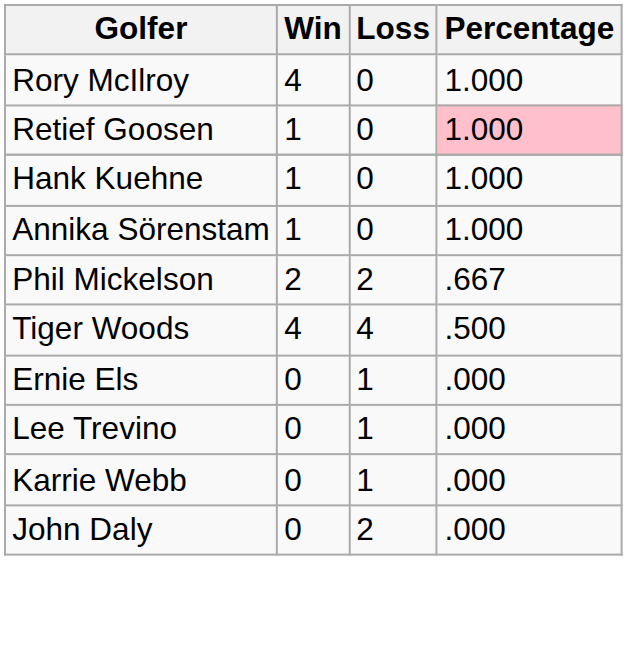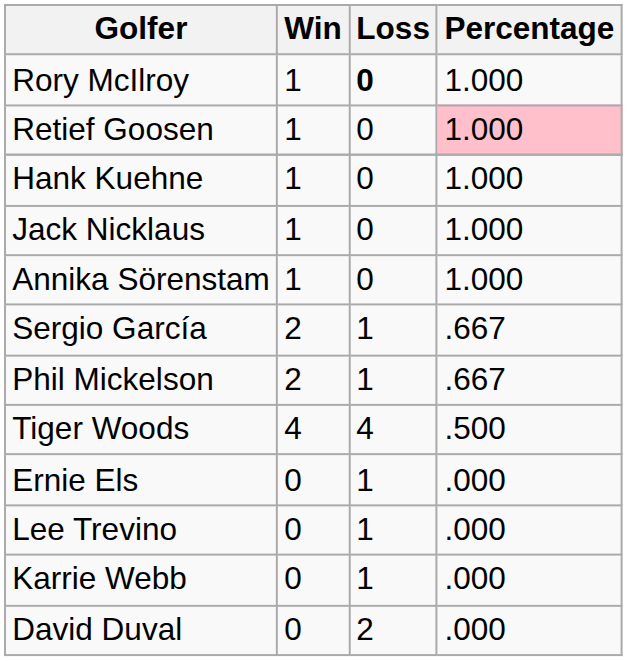(293, 79) 4 -> (293, 79) 1
(365, 79) normal -> (365, 79) bold
+ row: (109, 229)
+ row: (109, 329)
(365, 279) 2 -> (365, 379) 1
+ row: (97, 629)
- row: (82, 529)
